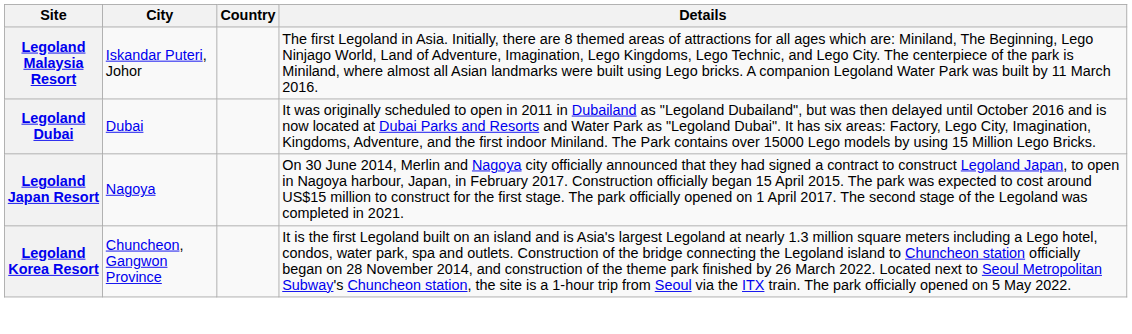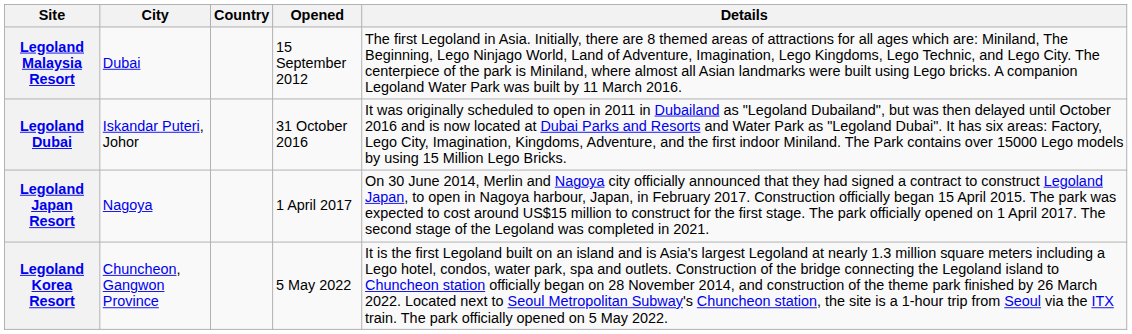+ column: (317, 15)
(156, 63) Iskandar Puteri, Johor -> (122, 63) Dubai
(125, 126) Dubai -> (153, 134) Iskandar Puteri, Johor
